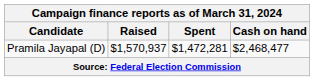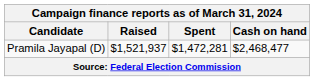(138, 48) $1,570,937 -> (138, 48) $1,521,937
